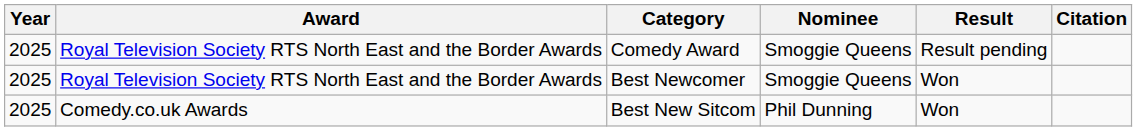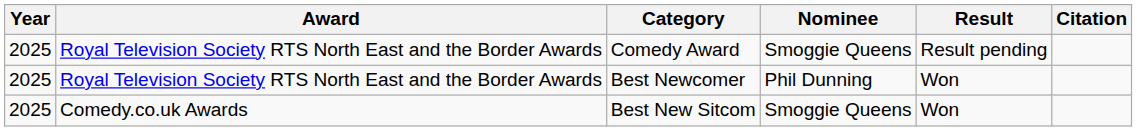(838, 79) Smoggie Queens -> (818, 79) Phil Dunning
(818, 110) Phil Dunning -> (838, 110) Smoggie Queens
